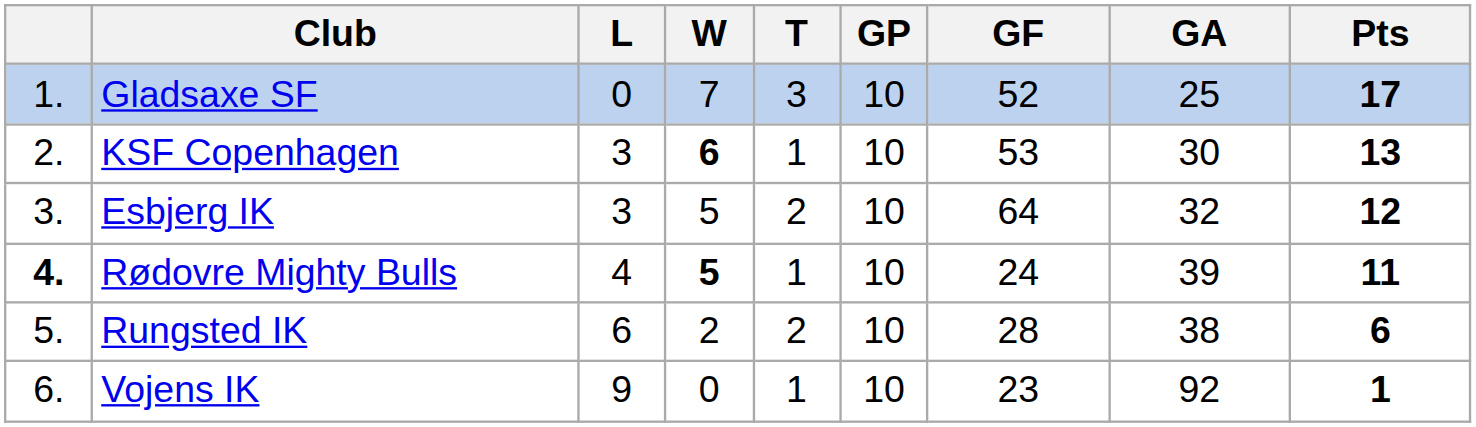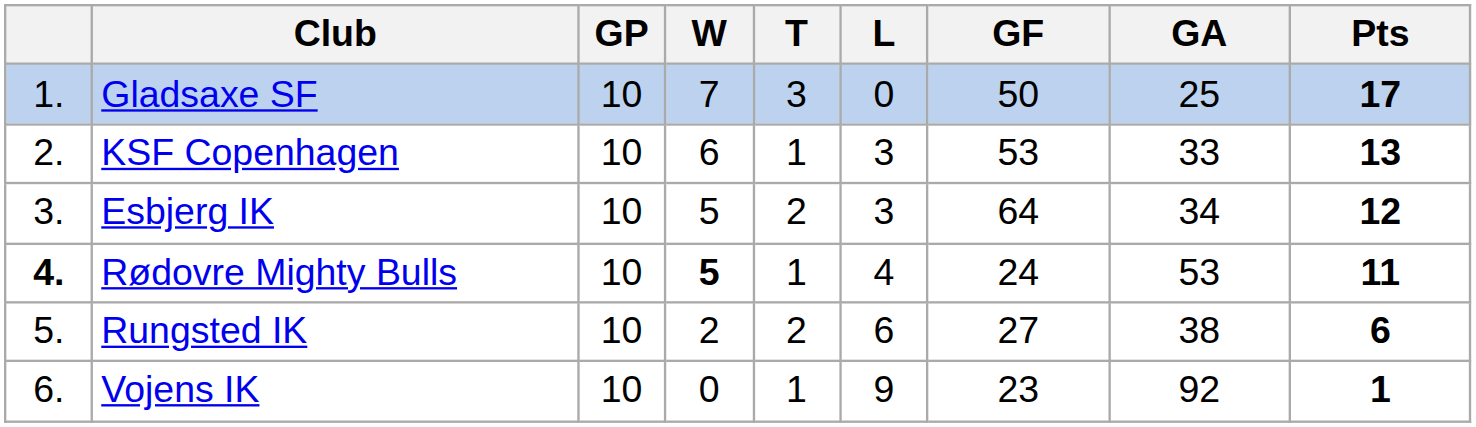columns swapped: (884, 34) <-> (622, 34)
(1018, 93) 52 -> (1018, 93) 50
(709, 152) bold -> (709, 152) normal
(1199, 152) 30 -> (1199, 152) 33
(1199, 212) 32 -> (1199, 212) 34
(1199, 271) 39 -> (1199, 271) 53
(1018, 331) 28 -> (1018, 331) 27
